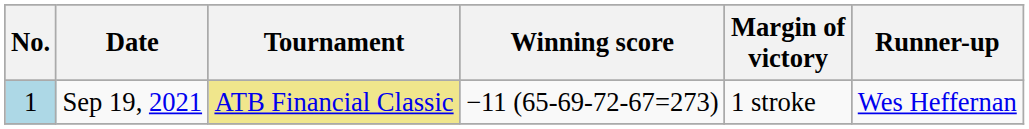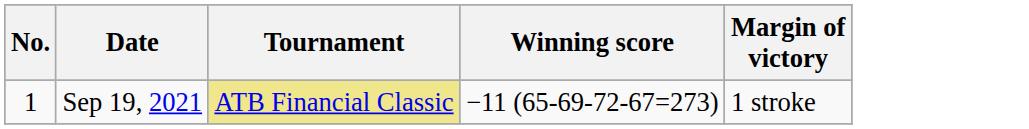- column: (937, 42)
(31, 101) lightblue background -> (31, 101) no background
